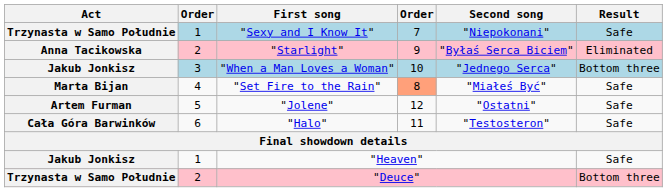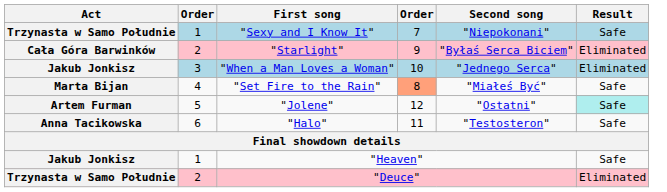(91, 50) Anna Tacikowska -> (91, 50) Cała Góra Barwinków
(619, 68) Bottom three -> (613, 68) Eliminated
(619, 105) no background -> (613, 105) paleturquoise background
(91, 123) Cała Góra Barwinków -> (91, 123) Anna Tacikowska
(619, 178) Bottom three -> (613, 178) Eliminated
